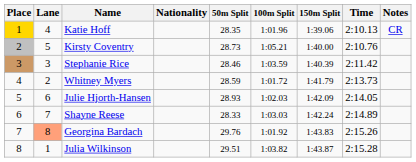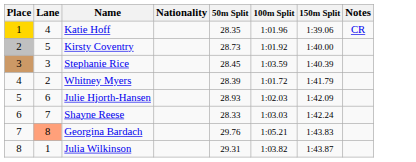- column: (361, 13)
(274, 47) 1:05.21 -> (274, 47) 1:01.92
(230, 64) 28.46 -> (230, 64) 28.45
(230, 81) 28.59 -> (230, 81) 28.39
(274, 132) 1:01.92 -> (274, 132) 1:05.21
(230, 149) 29.51 -> (230, 149) 29.31
